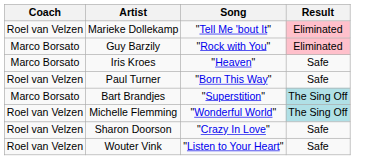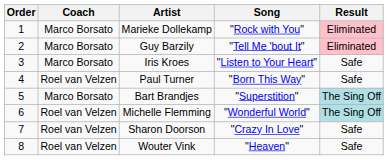+ column: (21, 12)
(45, 29) Roel van Velzen -> (79, 29) Marco Borsato
(233, 29) "Tell Me 'bout It" -> (267, 29) "Rock with You"
(233, 46) "Rock with You" -> (267, 46) "Tell Me 'bout It"
(233, 63) "Heaven" -> (267, 63) "Listen to Your Heart"
(233, 146) "Listen to Your Heart" -> (267, 146) "Heaven"
